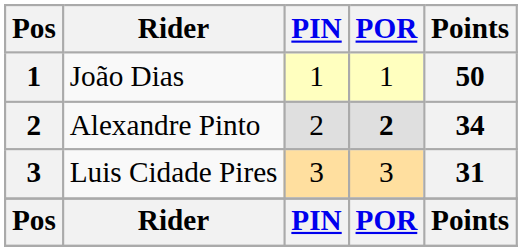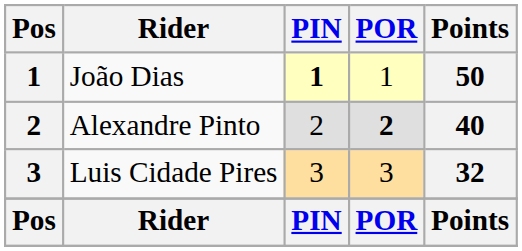(317, 76) normal -> (317, 76) bold
(470, 124) 34 -> (470, 124) 40
(470, 172) 31 -> (470, 172) 32
